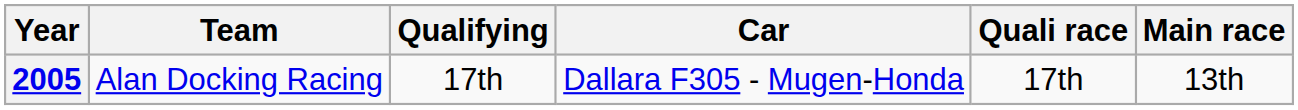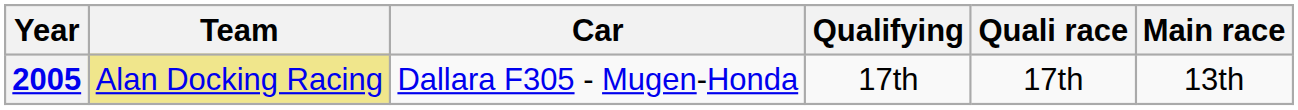columns swapped: (764, 30) <-> (473, 30)
(239, 79) no background -> (239, 79) khaki background
